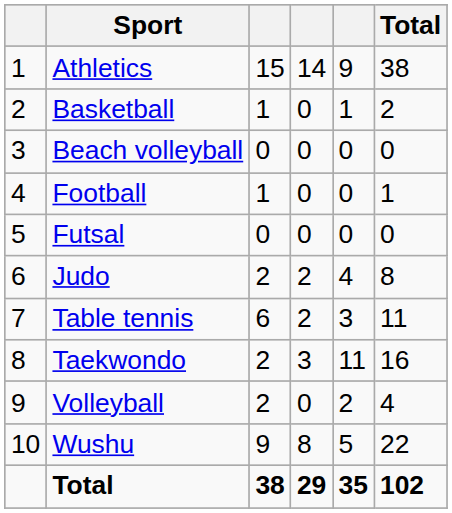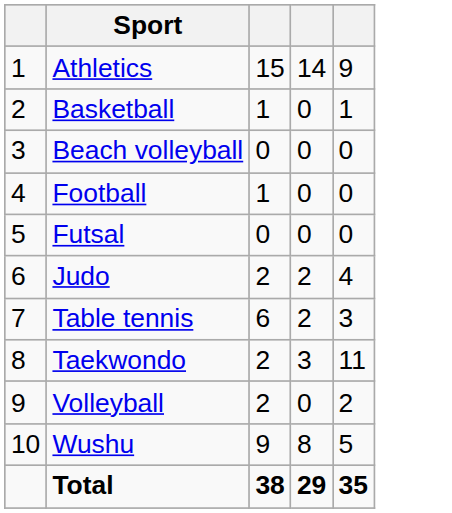- column: (411, 25)
